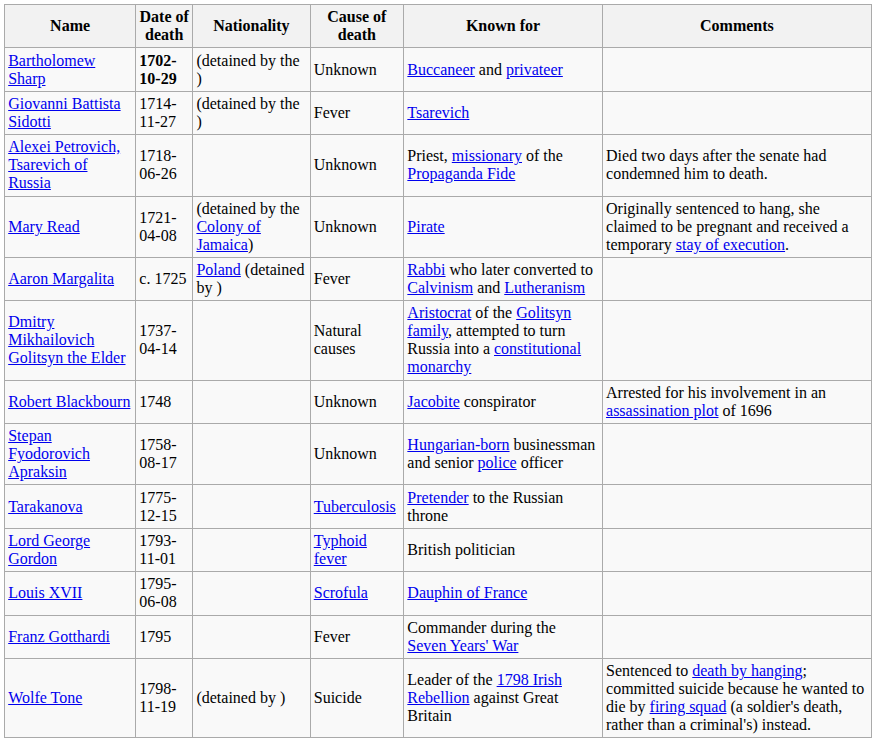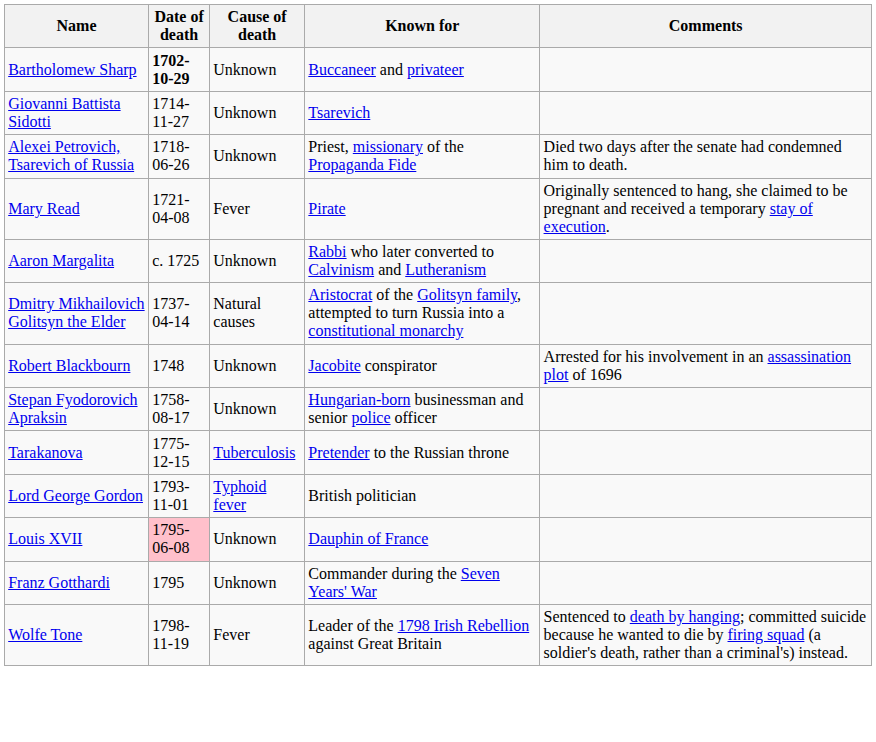- column: (251, 26)
(332, 112) Fever -> (245, 112) Unknown
(345, 226) Unknown -> (232, 208) Fever
(332, 279) Fever -> (245, 261) Unknown
(158, 593) no background -> (171, 539) pink background
(341, 593) Scrofula -> (245, 539) Unknown
(332, 636) Fever -> (245, 582) Unknown
(338, 698) Suicide -> (232, 635) Fever
